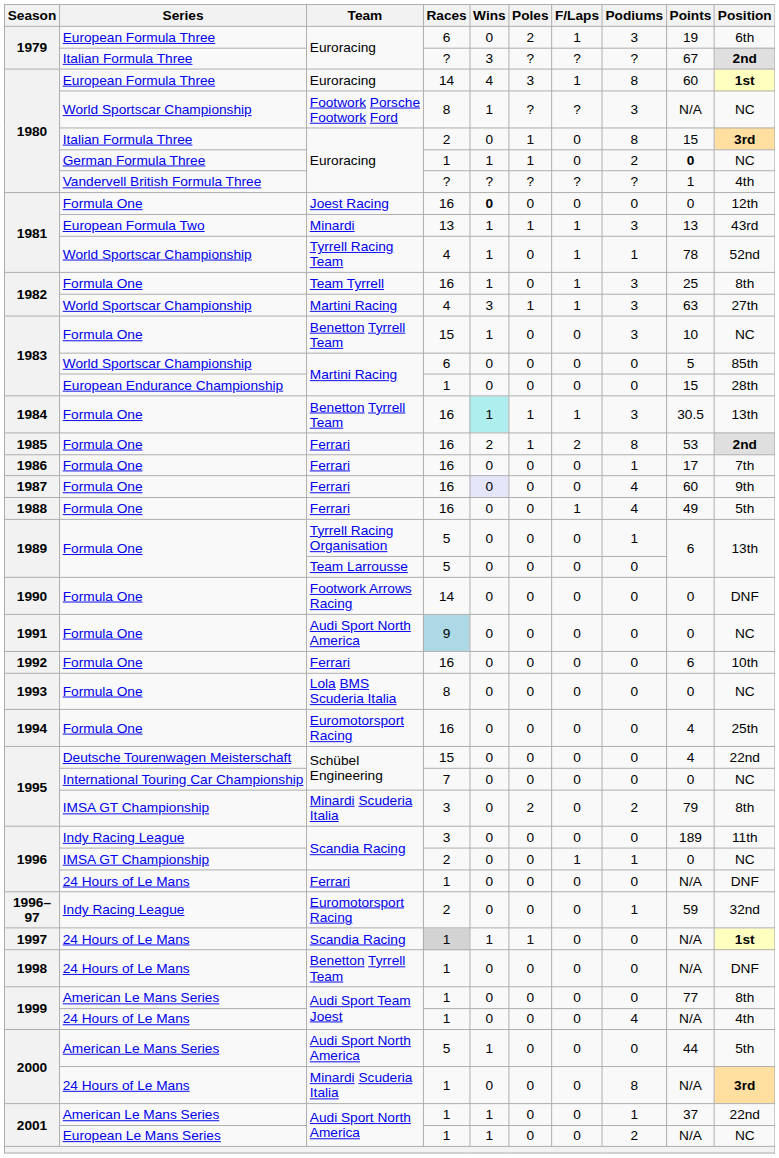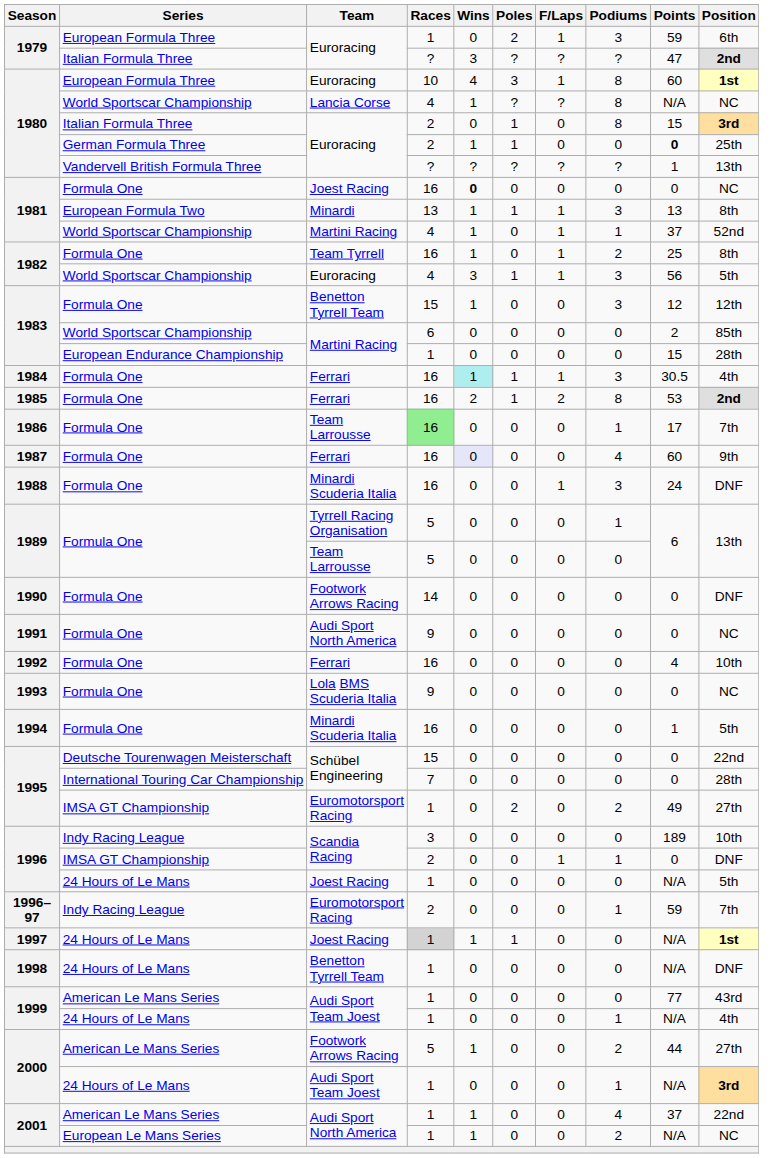(447, 37) 6 -> (431, 37) 1
(690, 37) 19 -> (675, 37) 59
(690, 59) 67 -> (675, 59) 47
(447, 81) 14 -> (431, 81) 10
(365, 110) Footwork Porsche Footwork Ford -> (350, 102) Lancia Corse
(447, 110) 8 -> (431, 102) 4
(634, 110) 3 -> (618, 102) 8
(447, 161) 1 -> (431, 145) 2
(634, 161) 2 -> (618, 145) 0
(745, 161) NC -> (729, 145) 25th
(745, 182) 4th -> (729, 167) 13th
(745, 204) 12th -> (729, 189) NC
(745, 225) 43rd -> (729, 210) 8th
(352, 255) Tyrrell Racing Team -> (354, 232) Martini Racing
(690, 255) 78 -> (675, 232) 37
(634, 284) 3 -> (618, 253) 2
(354, 305) Martini Racing -> (343, 275) Euroracing
(690, 305) 63 -> (675, 275) 56
(745, 305) 27th -> (729, 275) 5th
(690, 335) 10 -> (675, 304) 12
(745, 335) NC -> (729, 304) 12th
(690, 364) 5 -> (675, 333) 2
(358, 415) Benetton Tyrrell Team -> (330, 377) Ferrari
(745, 415) 13th -> (729, 377) 4th
(330, 465) Ferrari -> (340, 427) Team Larrousse
(447, 465) no background -> (431, 427) lightgreen background
(330, 509) Ferrari -> (353, 486) Minardi Scuderia Italia
(634, 509) 4 -> (618, 486) 3
(690, 509) 49 -> (675, 486) 24
(745, 509) 5th -> (729, 486) DNF
(447, 633) lightblue background -> (431, 633) no background
(690, 662) 6 -> (675, 662) 4
(447, 692) 8 -> (431, 692) 9
(357, 728) Euromotorsport Racing -> (353, 728) Minardi Scuderia Italia
(690, 728) 4 -> (675, 728) 1
(745, 728) 25th -> (729, 728) 5th
(690, 758) 4 -> (675, 758) 0
(745, 779) NC -> (729, 779) 28th
(361, 808) Minardi Scuderia Italia -> (357, 808) Euromotorsport Racing
(447, 808) 3 -> (431, 808) 1
(690, 808) 79 -> (675, 808) 49
(745, 808) 8th -> (729, 808) 27th
(745, 838) 11th -> (729, 838) 10th
(745, 859) NC -> (729, 859) DNF
(330, 881) Ferrari -> (349, 881) Joest Racing
(745, 881) DNF -> (729, 881) 5th
(745, 910) 32nd -> (729, 910) 7th
(358, 939) Scandia Racing -> (349, 939) Joest Racing
(745, 998) 8th -> (729, 998) 43rd
(634, 1019) 4 -> (618, 1019) 1
(360, 1049) Audi Sport North America -> (354, 1049) Footwork Arrows Racing
(634, 1049) 0 -> (618, 1049) 2
(745, 1049) 5th -> (729, 1049) 27th
(361, 1085) Minardi Scuderia Italia -> (345, 1085) Audi Sport Team Joest
(634, 1085) 8 -> (618, 1085) 1
(634, 1115) 1 -> (618, 1115) 4
